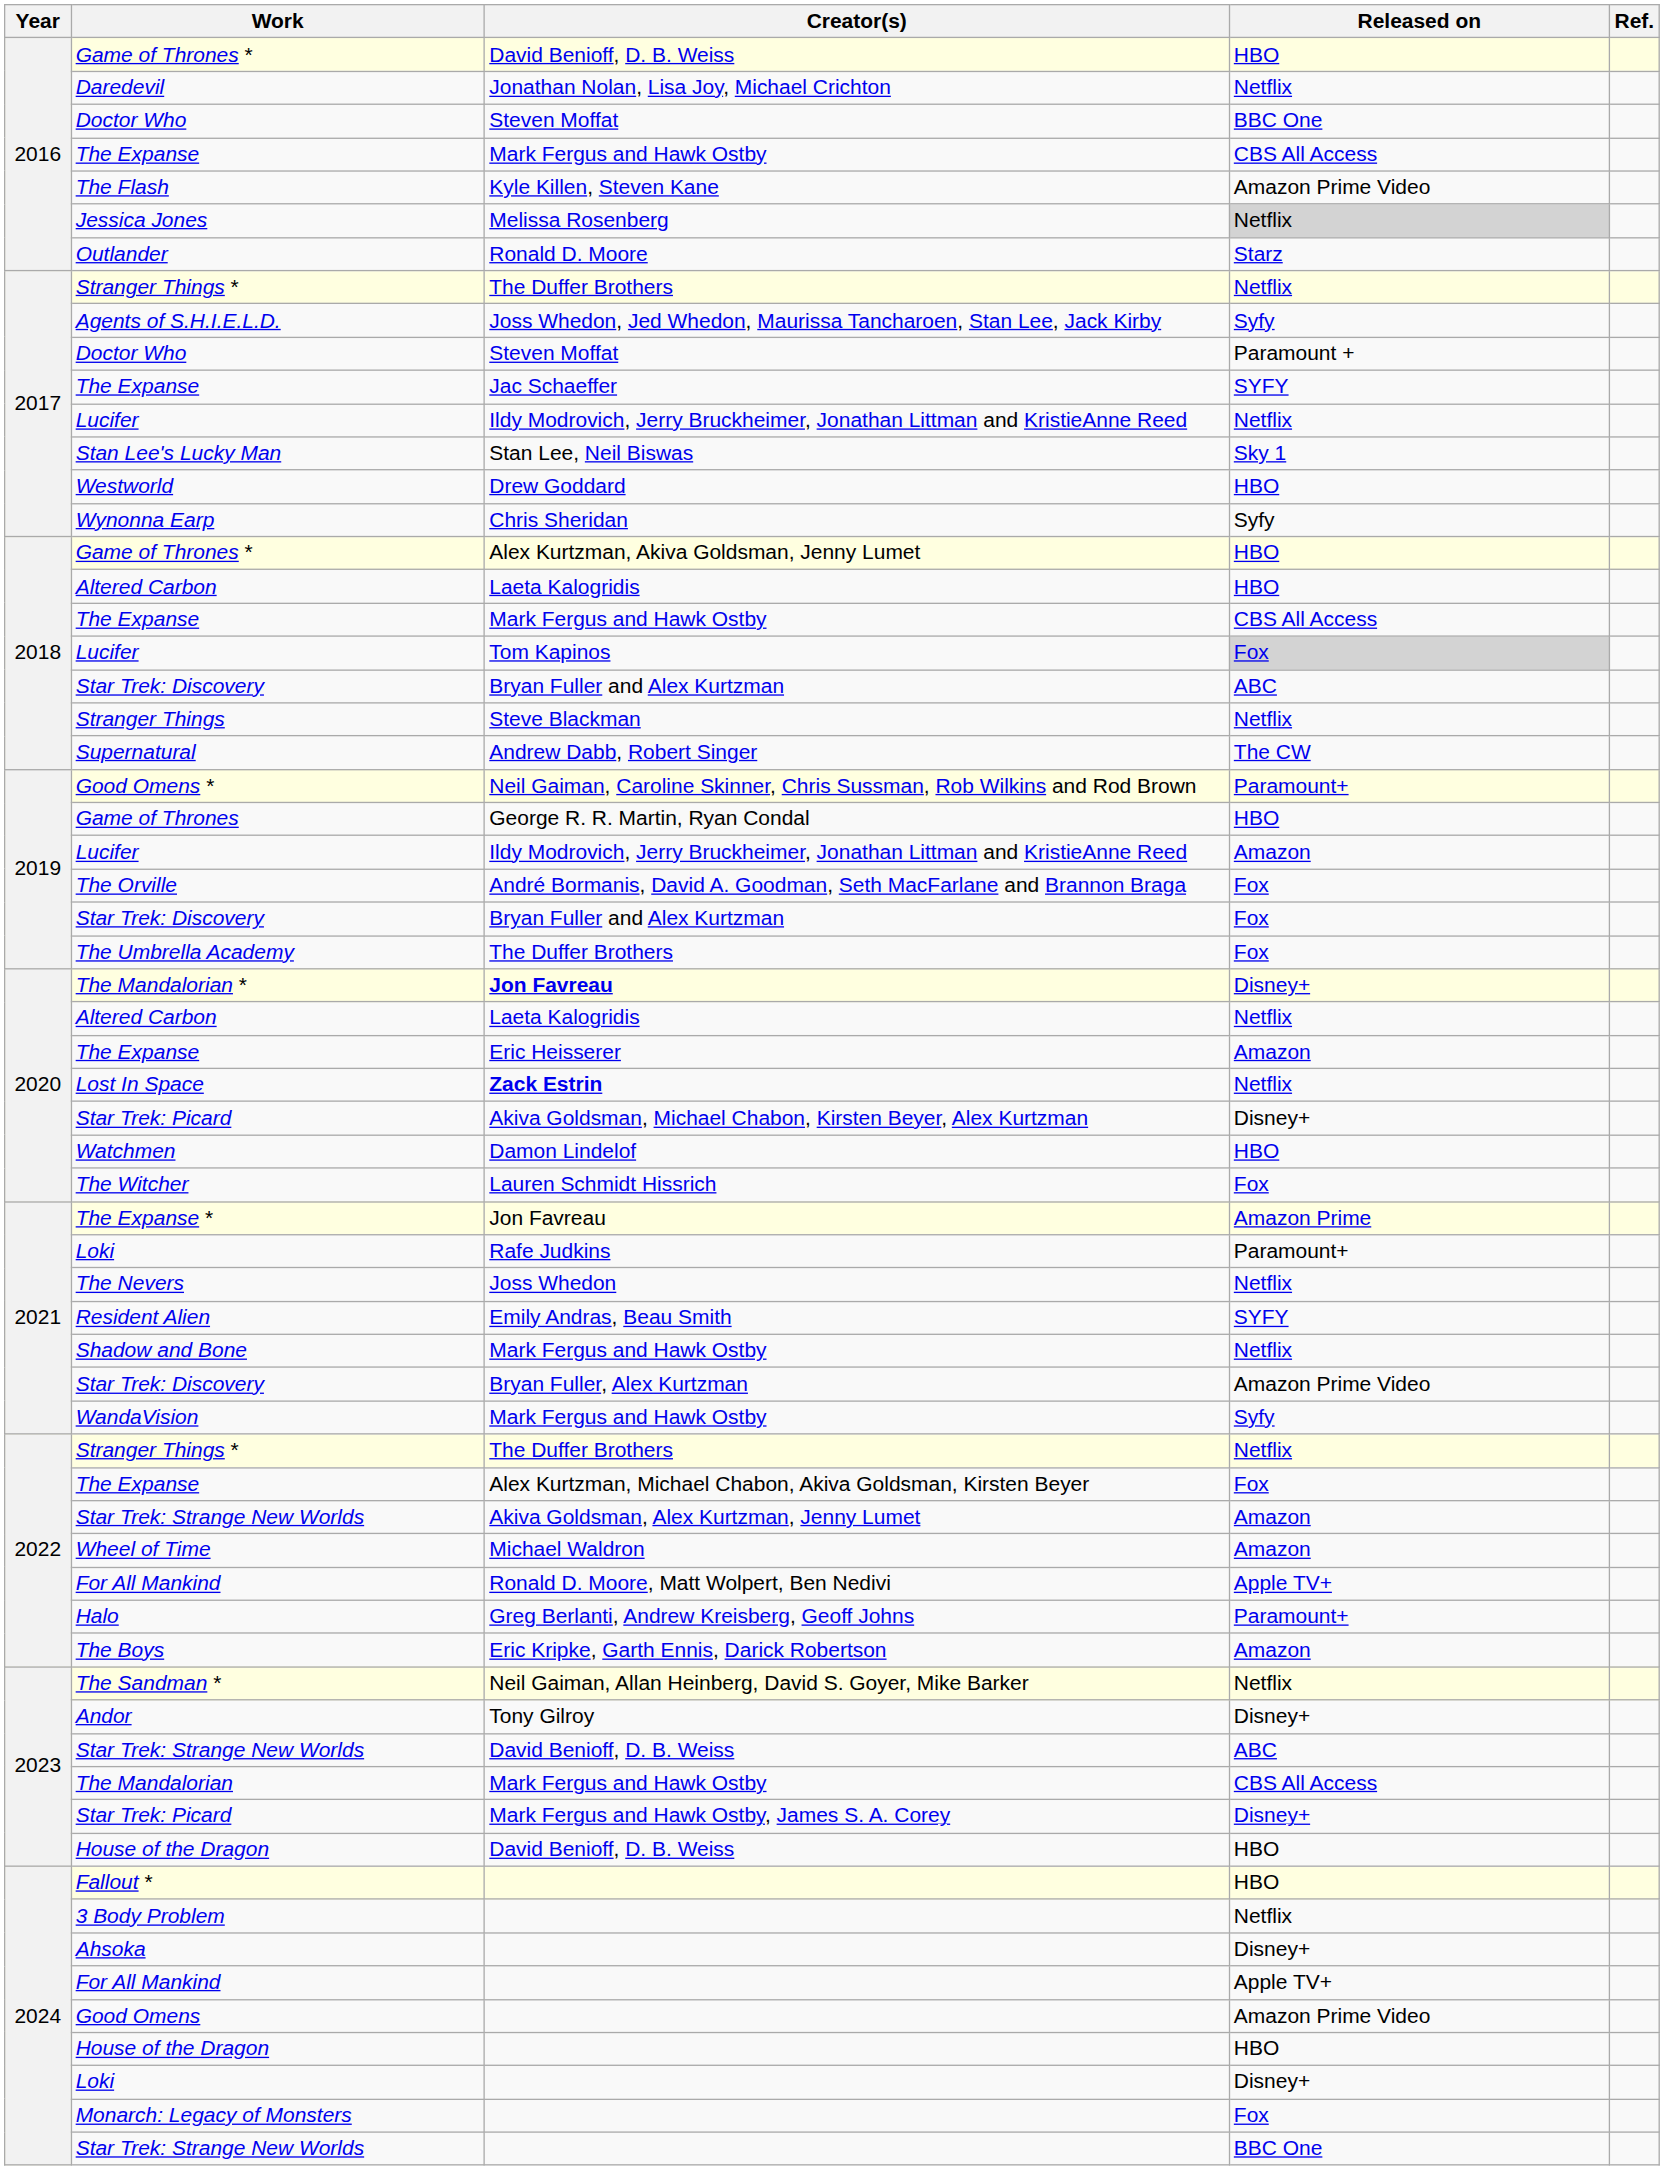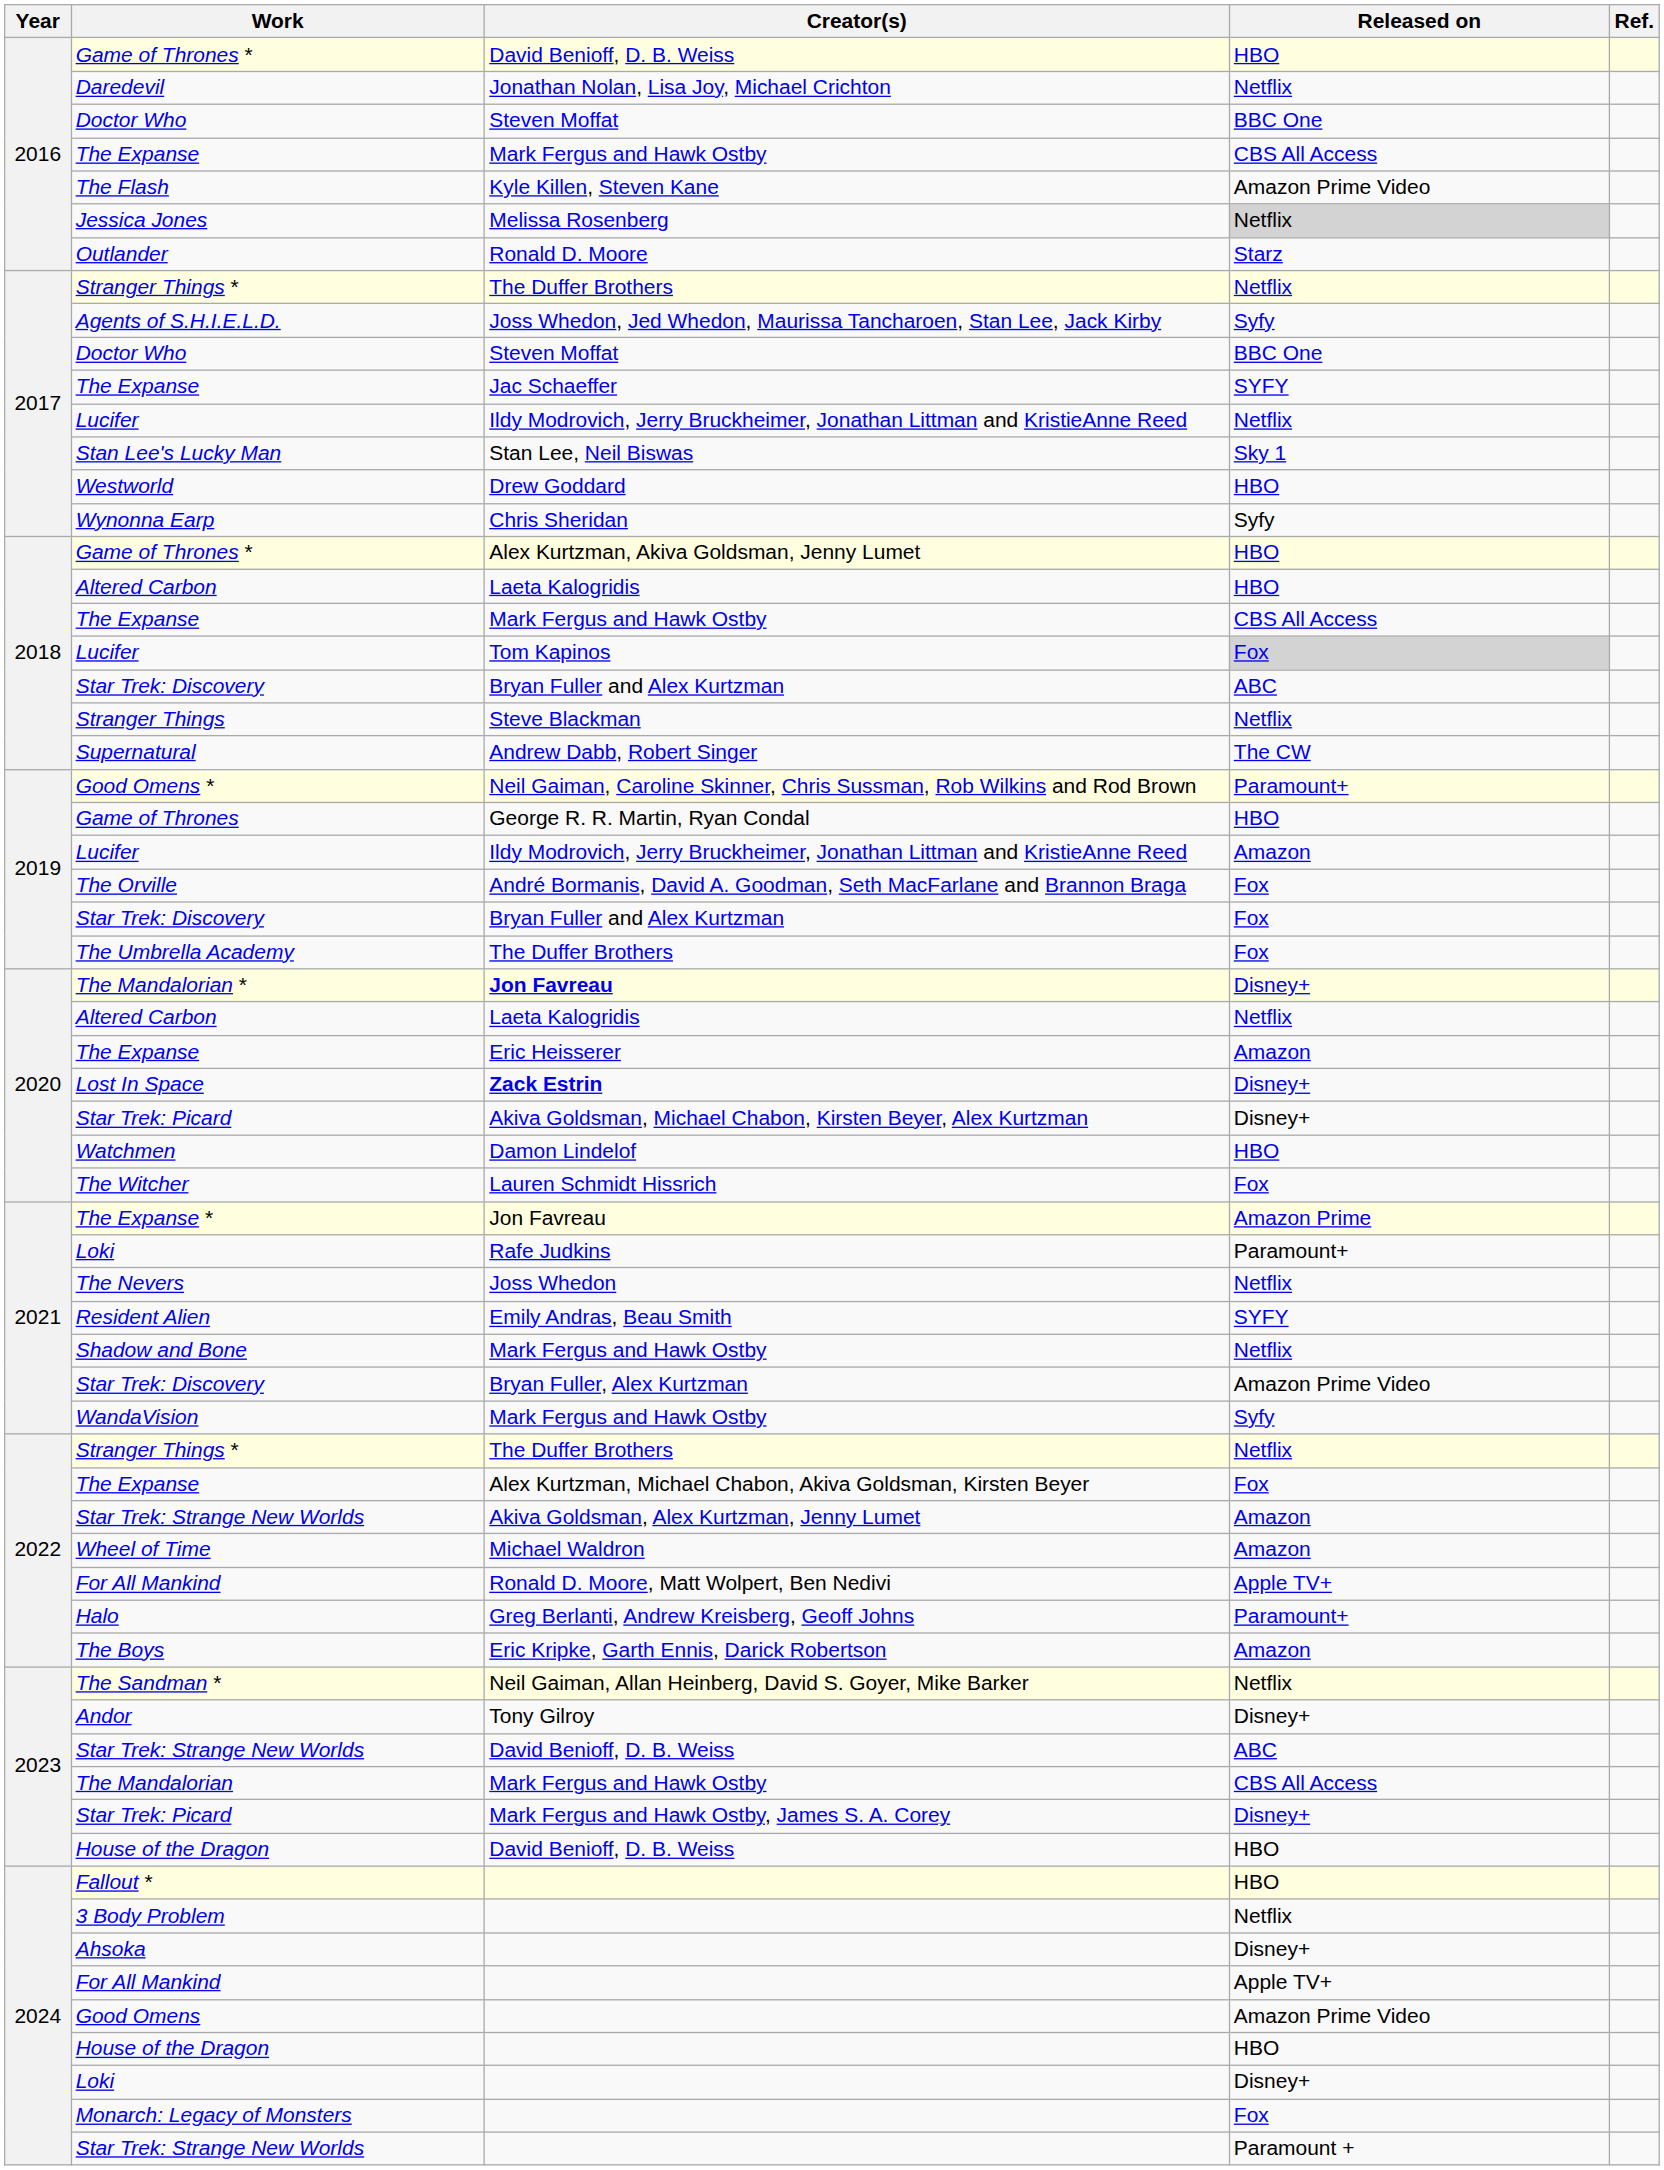(1294, 353) Paramount + -> (1278, 353) BBC One
(1263, 1084) Netflix -> (1272, 1084) Disney+
(1278, 2148) BBC One -> (1294, 2148) Paramount +
